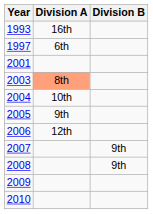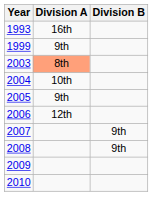- row: (19, 47)
+ row: (19, 47)
- row: (19, 64)
